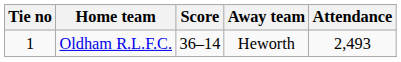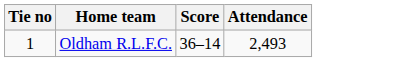- column: (266, 17)
